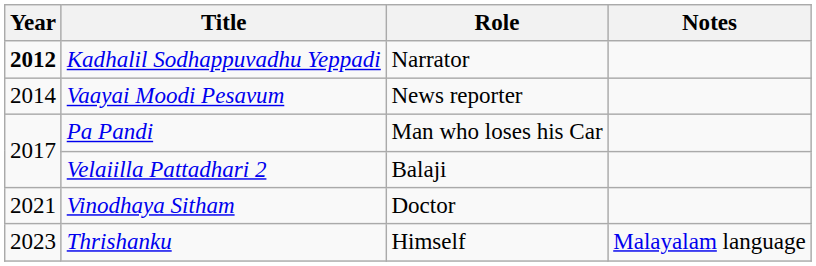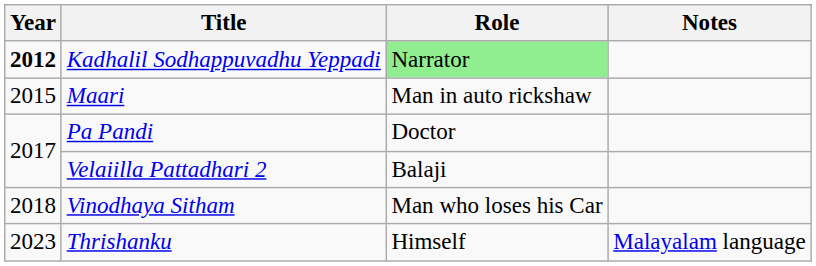(430, 59) no background -> (430, 59) lightgreen background
- row: (176, 95)
+ row: (96, 95)
(497, 132) Man who loses his Car -> (423, 132) Doctor
(33, 205) 2021 -> (33, 205) 2018
(423, 205) Doctor -> (497, 205) Man who loses his Car
